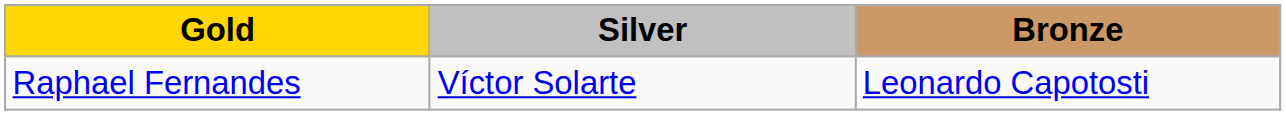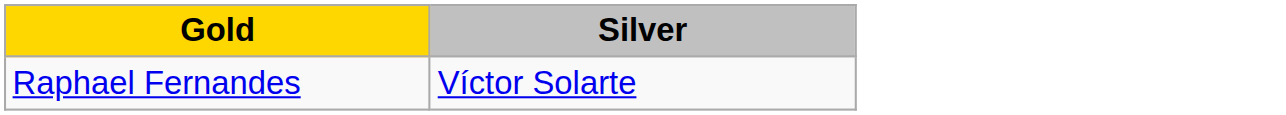- column: (1068, 30)
